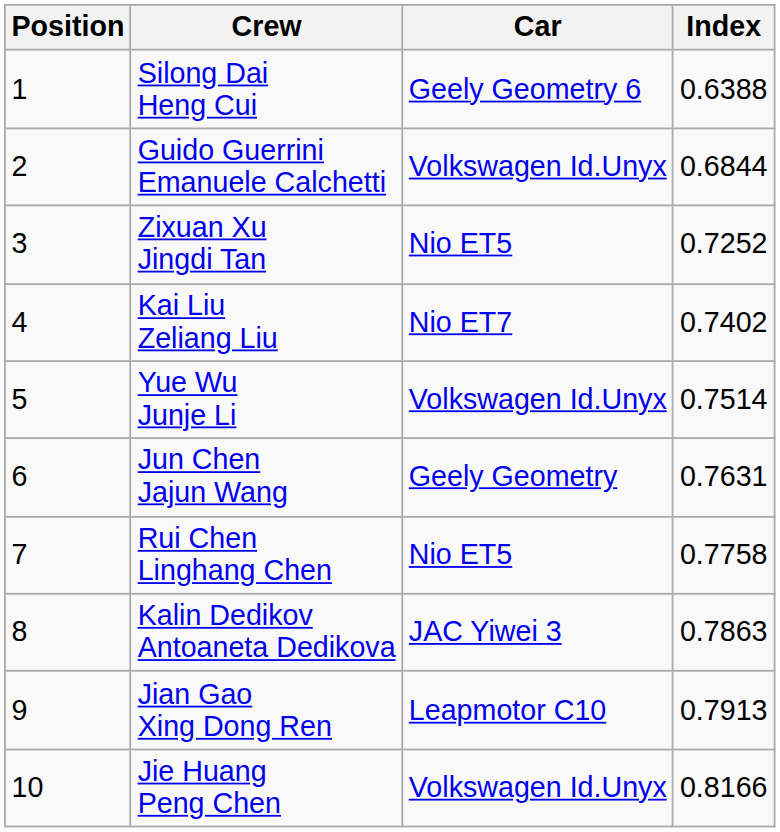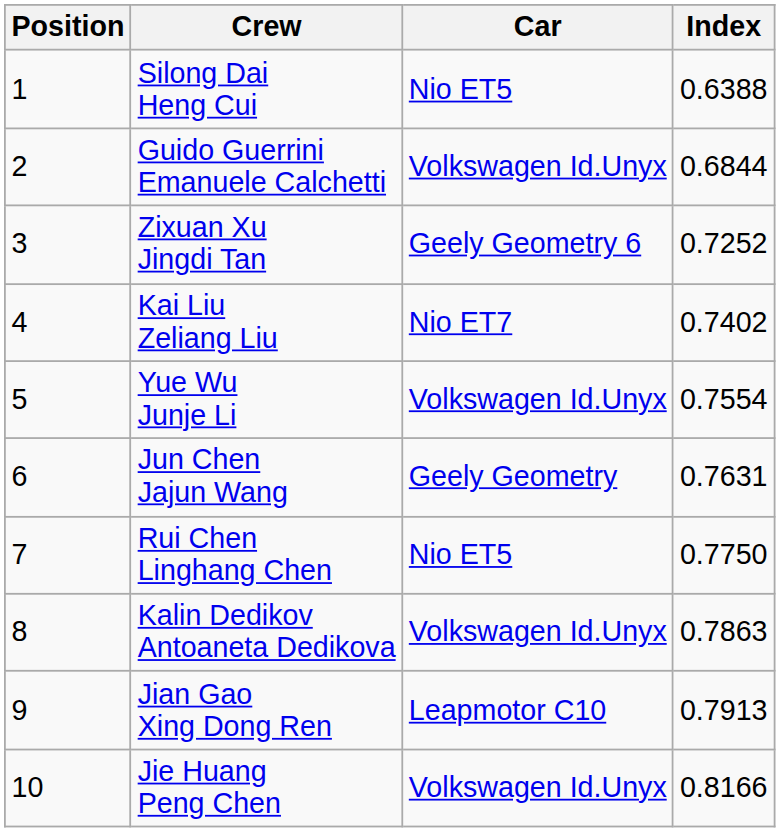(525, 88) Geely Geometry 6 -> (461, 88) Nio ET5
(461, 244) Nio ET5 -> (525, 244) Geely Geometry 6
(724, 399) 0.7514 -> (724, 399) 0.7554
(724, 554) 0.7758 -> (724, 554) 0.7750
(485, 632) JAC Yiwei 3 -> (538, 632) Volkswagen Id.Unyx
